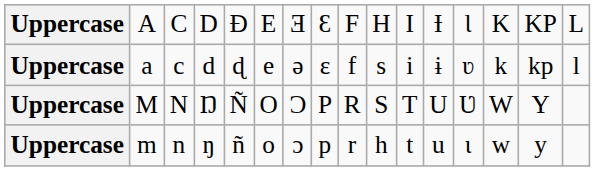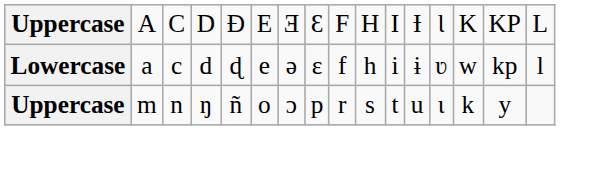(67, 64) Uppercase -> (68, 64) Lowercase
(381, 64) s -> (370, 64) h
(501, 64) k -> (468, 64) w
- row: (147, 104)
(381, 144) h -> (370, 104) s
(501, 144) w -> (468, 104) k
